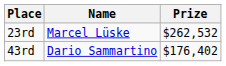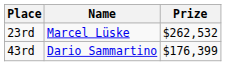(190, 51) $176,402 -> (190, 51) $176,399
